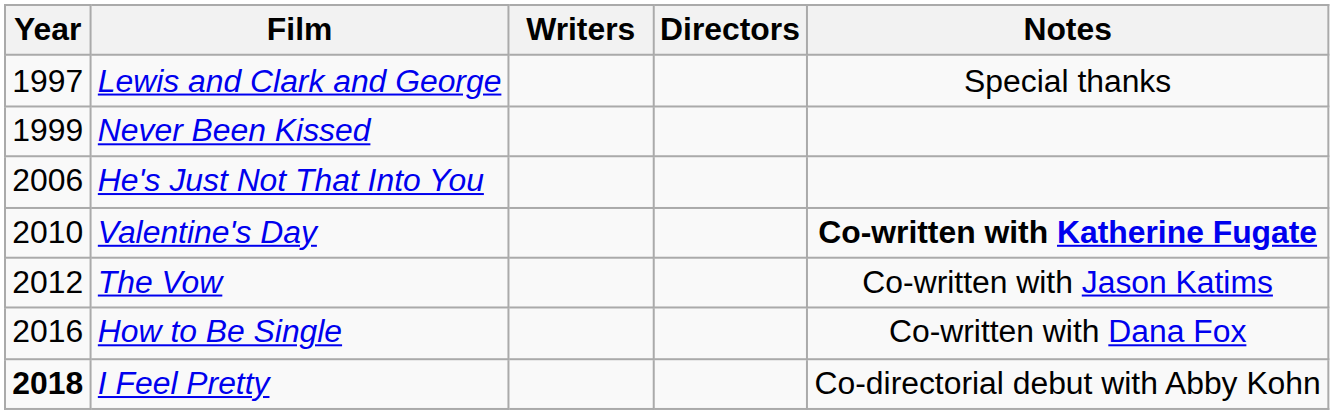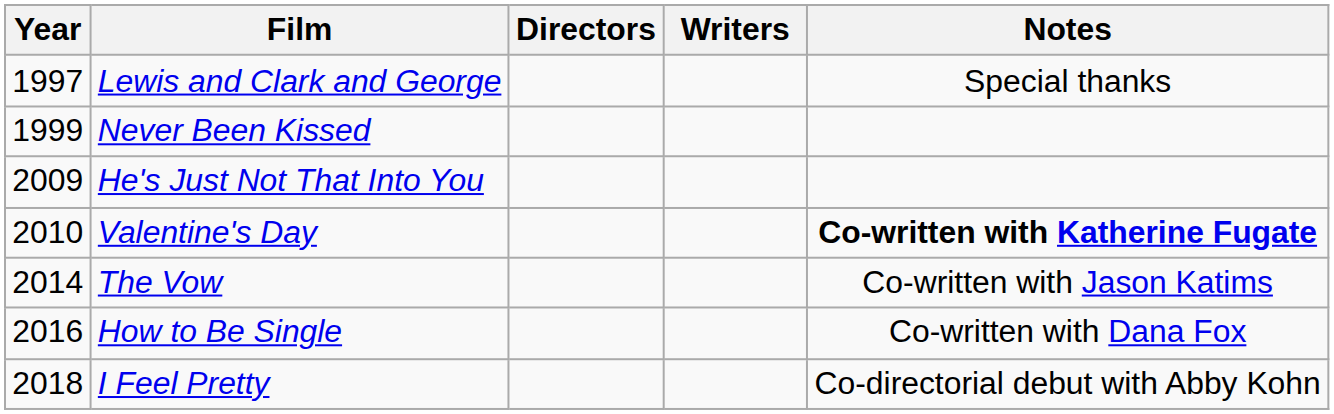columns swapped: (730, 29) <-> (581, 29)
(48, 181) 2006 -> (48, 181) 2009
(48, 282) 2012 -> (48, 282) 2014
(48, 383) bold -> (48, 383) normal
